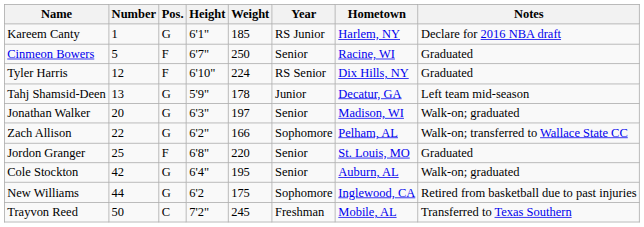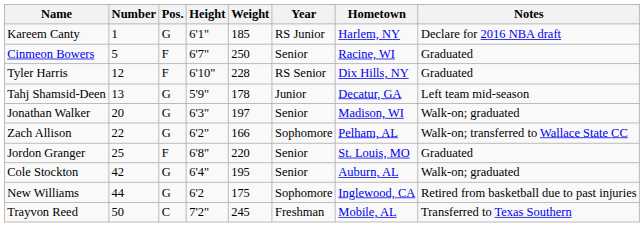(240, 73) 224 -> (240, 73) 228
